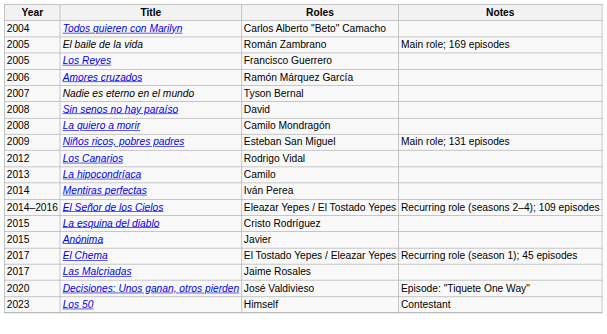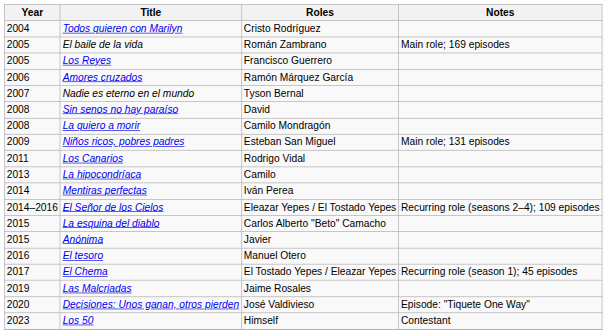(315, 28) Carlos Alberto "Beto" Camacho -> (282, 28) Cristo Rodríguez
(18, 158) 2012 -> (18, 158) 2011
(282, 223) Cristo Rodríguez -> (315, 223) Carlos Alberto "Beto" Camacho
+ row: (83, 256)
(18, 272) 2017 -> (18, 288) 2019
